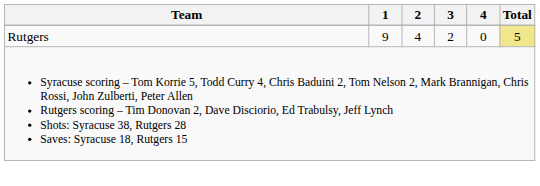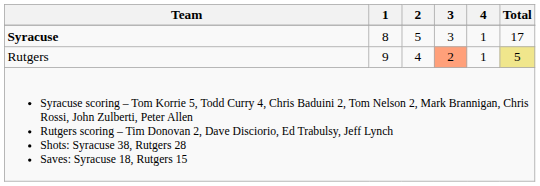+ row: (33, 36)
(451, 36) no background -> (451, 57) lightsalmon background
(483, 36) 0 -> (483, 57) 1
